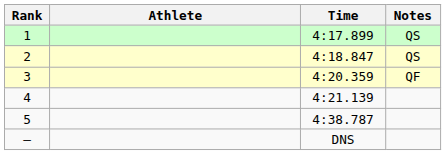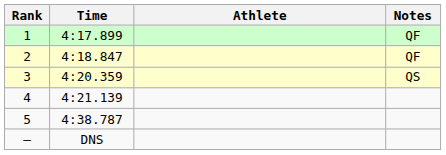columns swapped: (175, 15) <-> (343, 15)
(413, 36) QS -> (413, 36) QF
(413, 56) QS -> (413, 56) QF
(413, 77) QF -> (413, 77) QS
